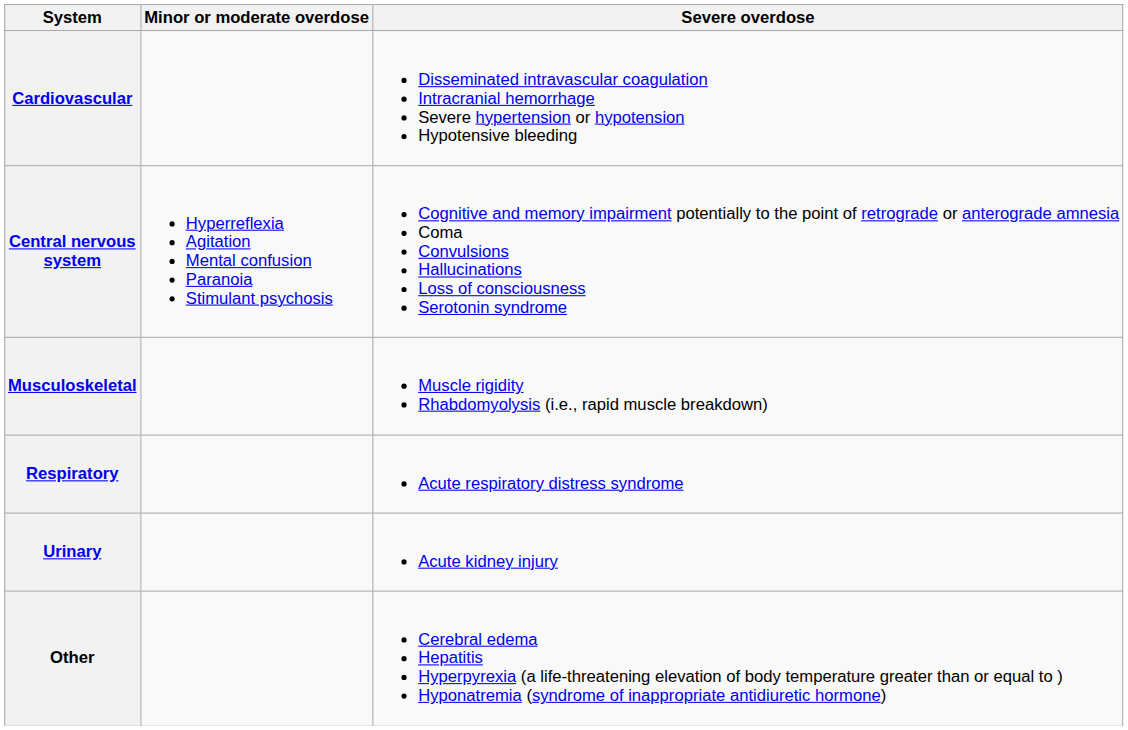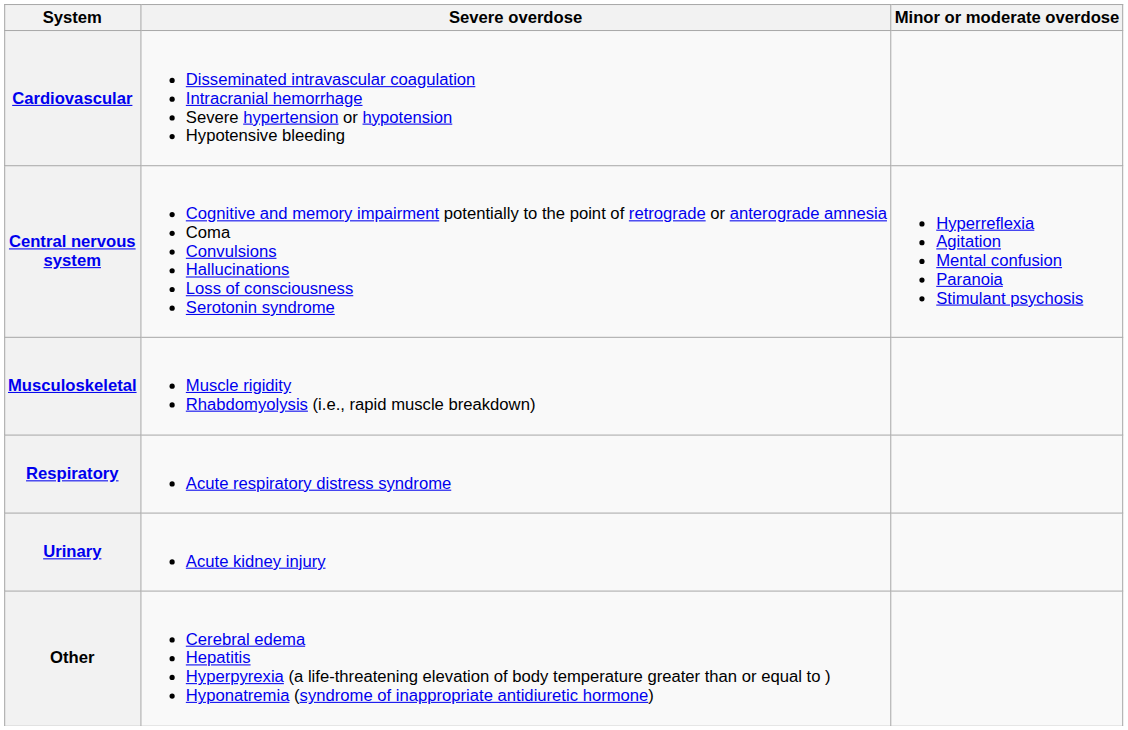columns swapped: (257, 17) <-> (748, 17)
